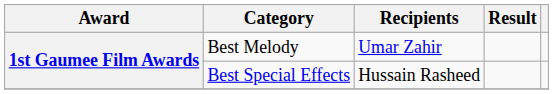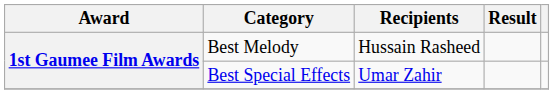(400, 46) Umar Zahir -> (419, 46) Hussain Rasheed
(419, 74) Hussain Rasheed -> (400, 74) Umar Zahir
